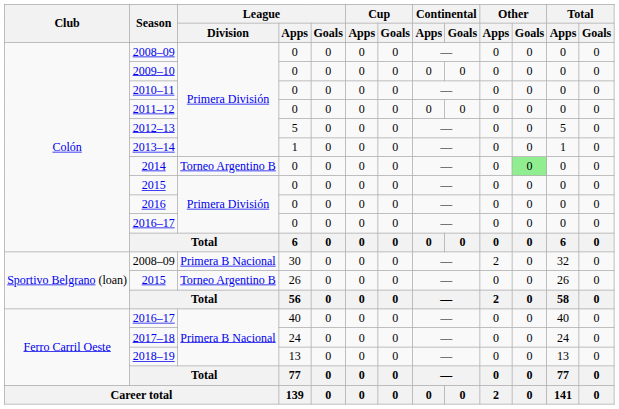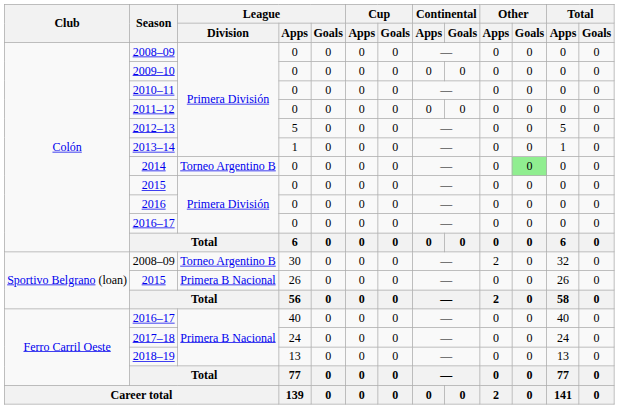(228, 261) Primera B Nacional -> (228, 261) Torneo Argentino B
(228, 280) Torneo Argentino B -> (228, 280) Primera B Nacional
